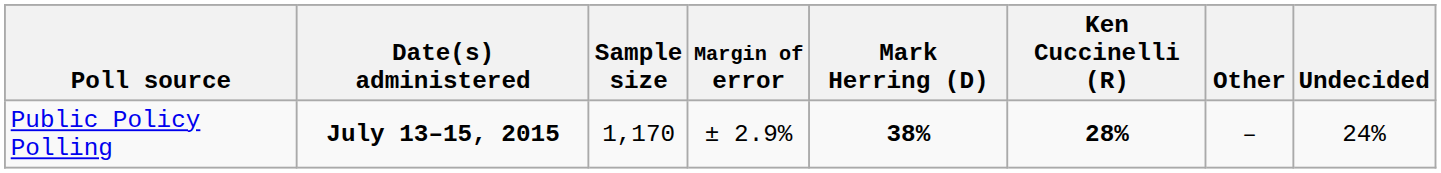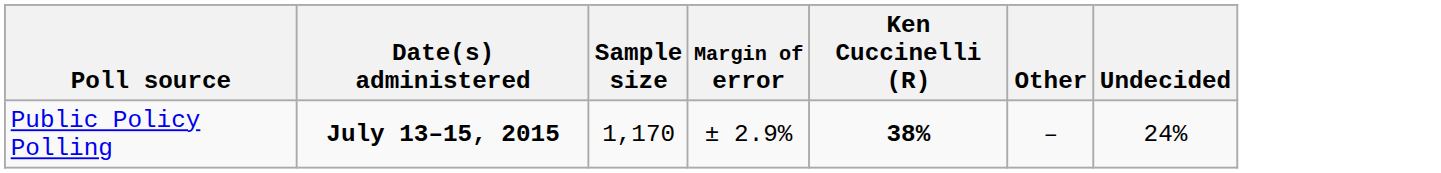- column: (908, 67)
(1107, 134) 28% -> (908, 134) 38%
